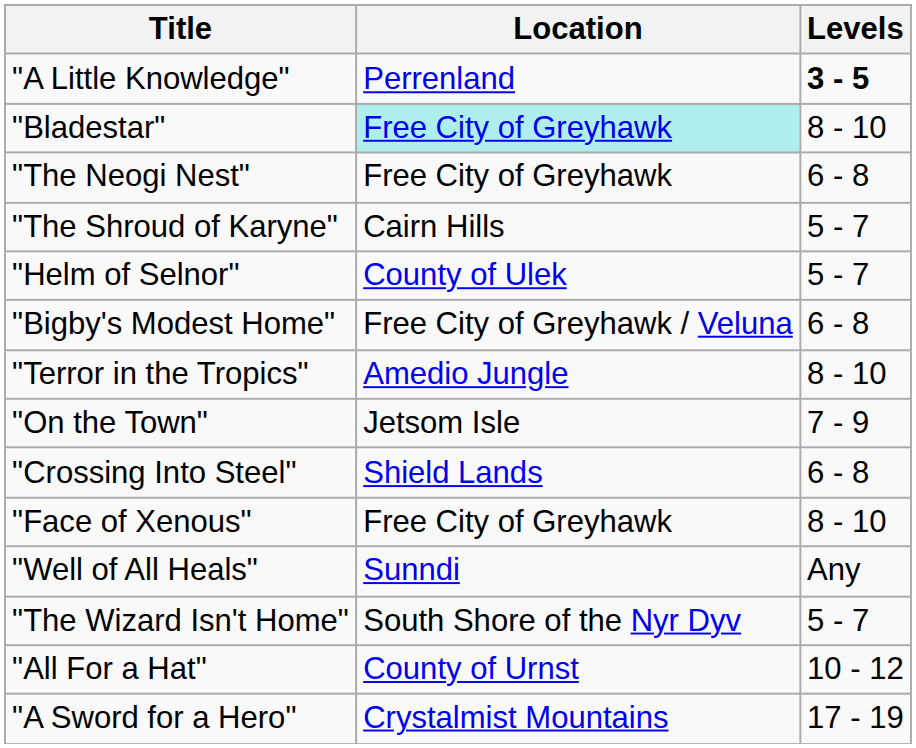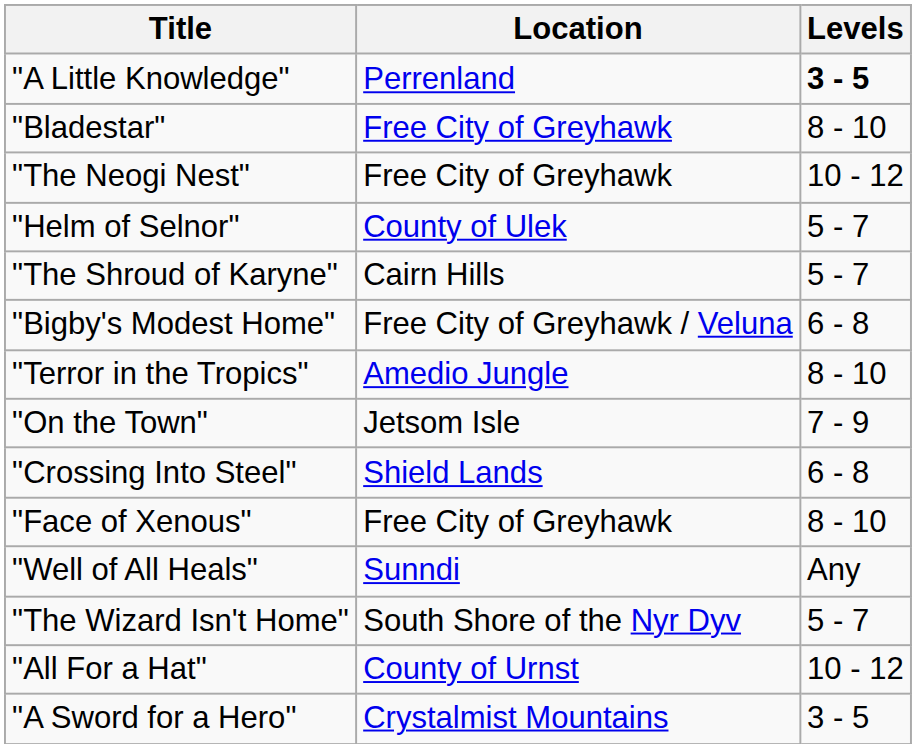(518, 127) paleturquoise background -> (518, 127) no background
(838, 176) 6 - 8 -> (855, 176) 10 - 12
rows swapped: (175, 226) <-> (126, 275)
(855, 718) 17 - 19 -> (838, 718) 3 - 5
